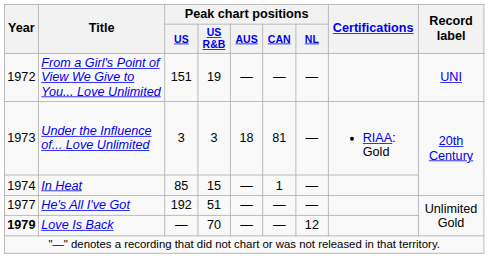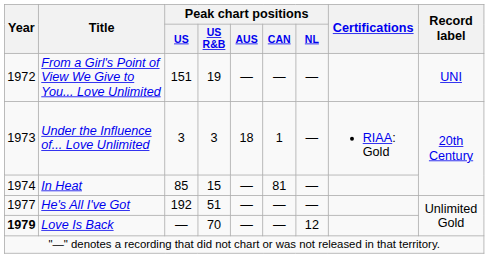(279, 138) 81 -> (279, 138) 1
(279, 185) 1 -> (279, 185) 81
